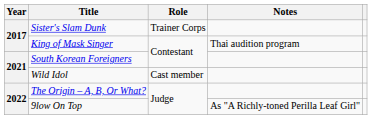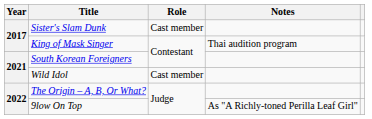(178, 28) Trainer Corps -> (177, 28) Cast member
